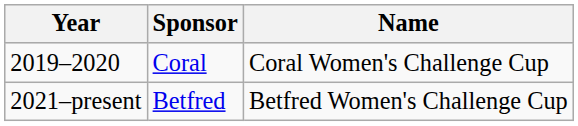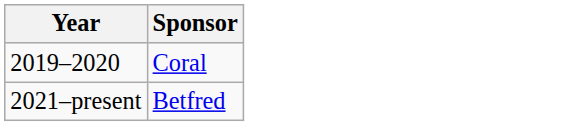- column: (408, 23)
